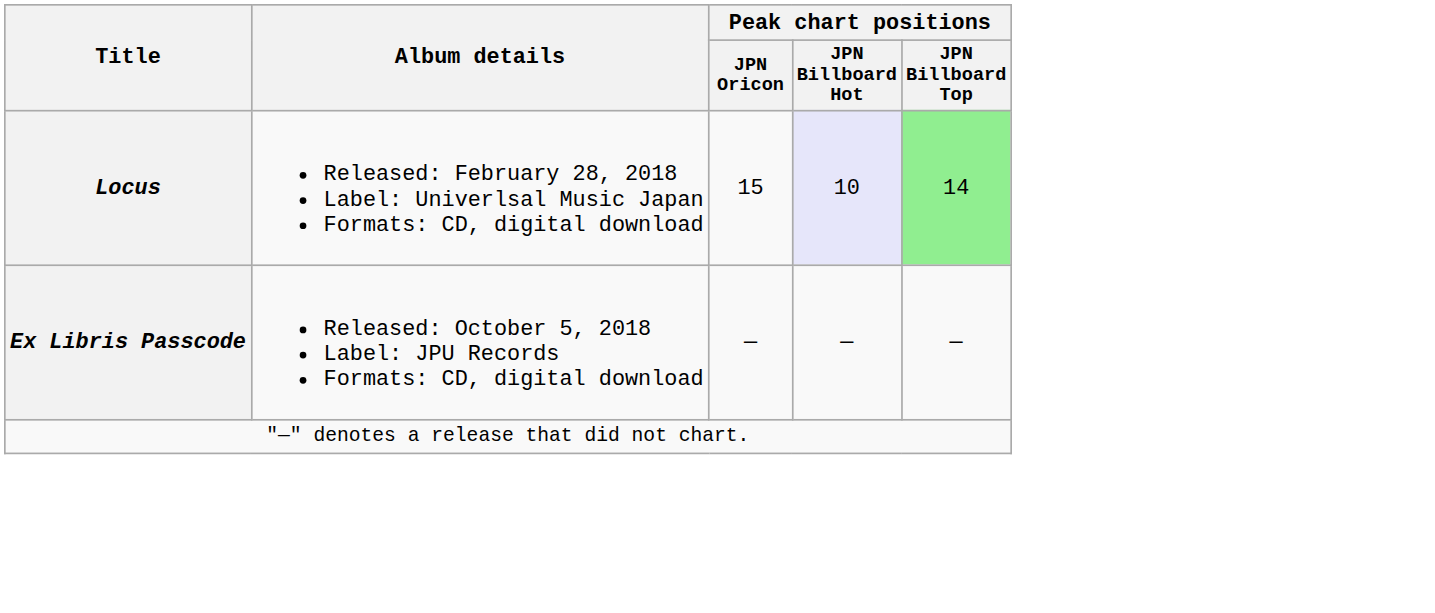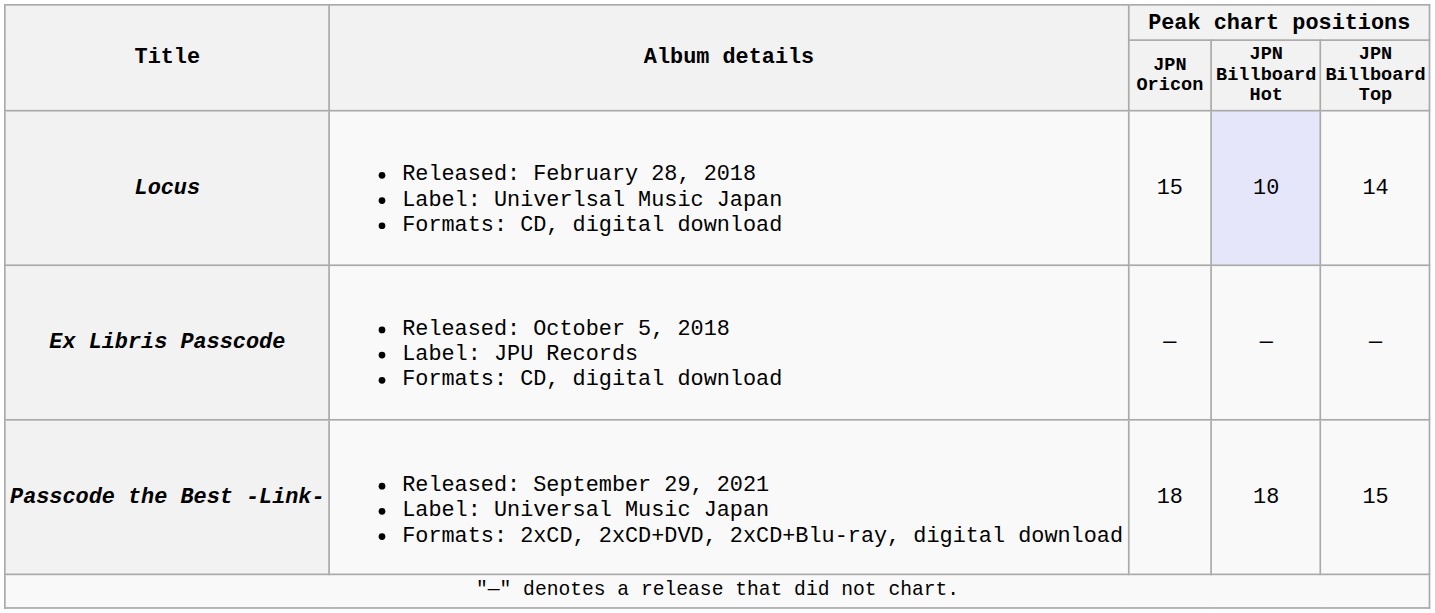(956, 187) lightgreen background -> (1376, 187) no background
+ row: (167, 497)
